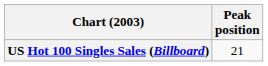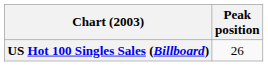(237, 50) 21 -> (237, 50) 26
